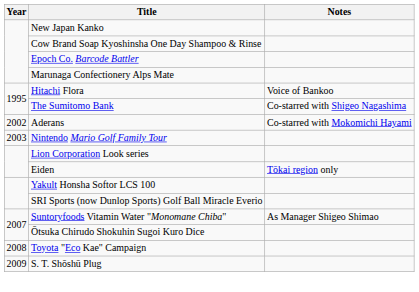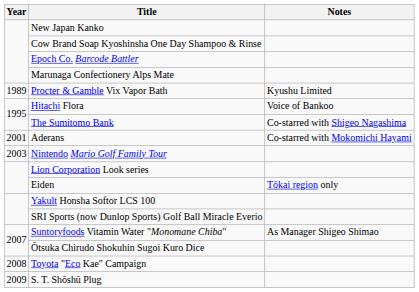+ row: (99, 91)
(17, 122) 2002 -> (17, 138) 2001
